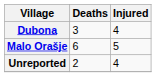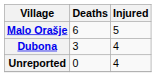rows swapped: (37, 30) <-> (37, 46)
(75, 63) 2 -> (75, 63) 0
